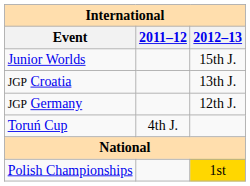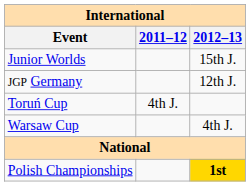- row: (40, 81)
+ row: (43, 125)
(218, 170) normal -> (218, 170) bold
